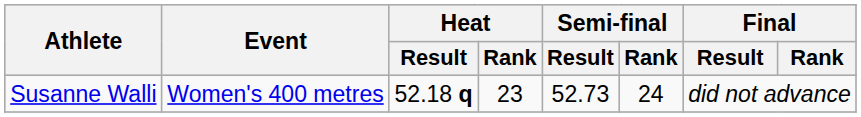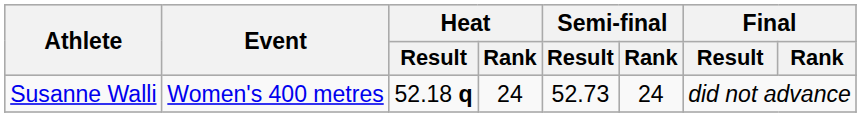(510, 94) 23 -> (510, 94) 24
